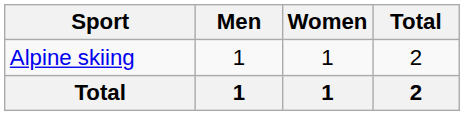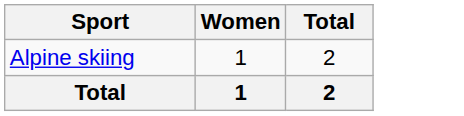- column: (239, 22)
